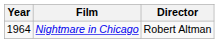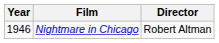(19, 30) 1964 -> (19, 30) 1946
